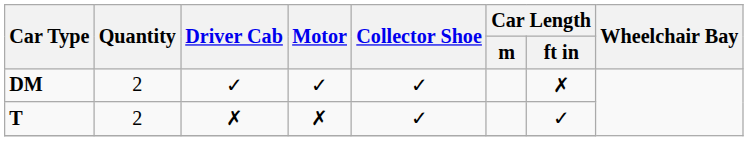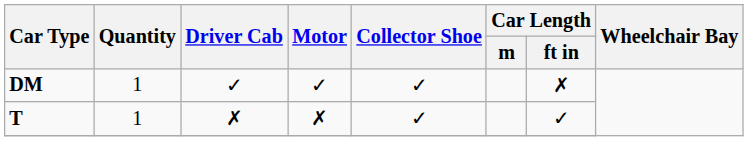(137, 85) 2 -> (137, 85) 1
(137, 118) 2 -> (137, 118) 1
